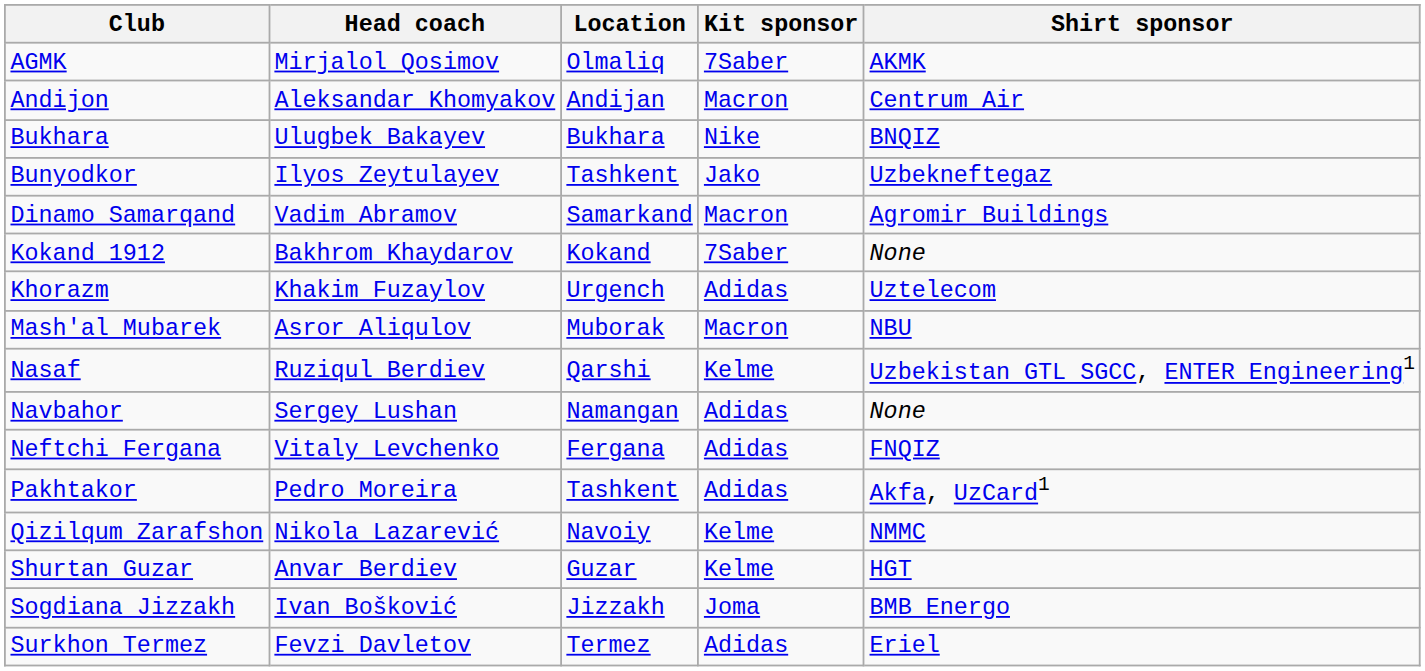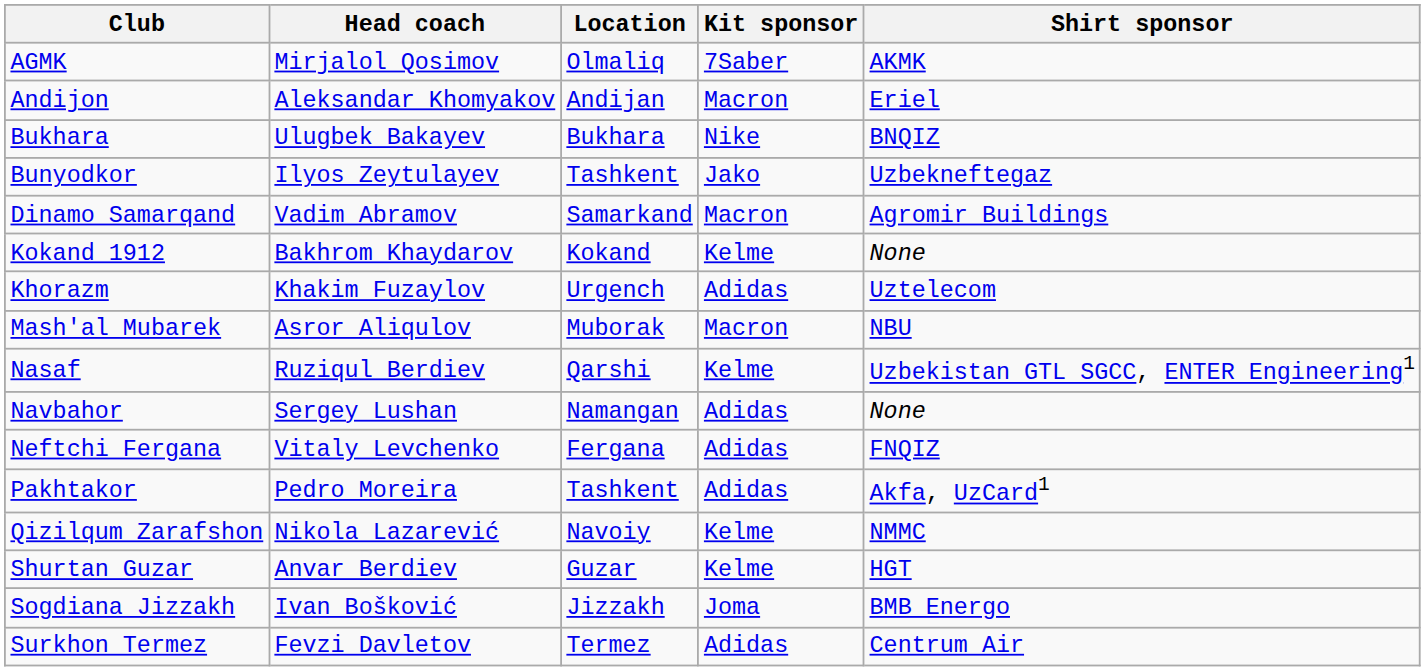(947, 100) Centrum Air -> (905, 100) Eriel
(746, 253) 7Saber -> (739, 253) Kelme
(905, 646) Eriel -> (947, 646) Centrum Air
